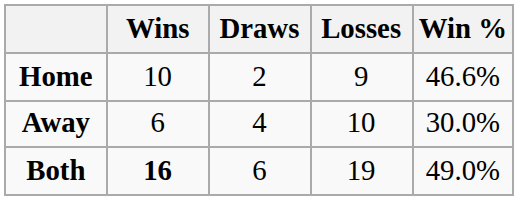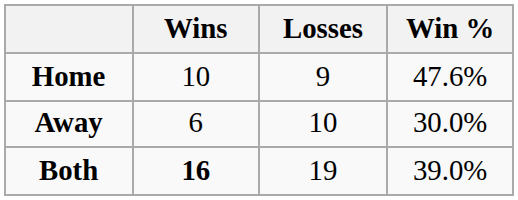- column: (259, 28)
(463, 76) 46.6% -> (450, 76) 47.6%
(463, 171) 49.0% -> (450, 171) 39.0%
